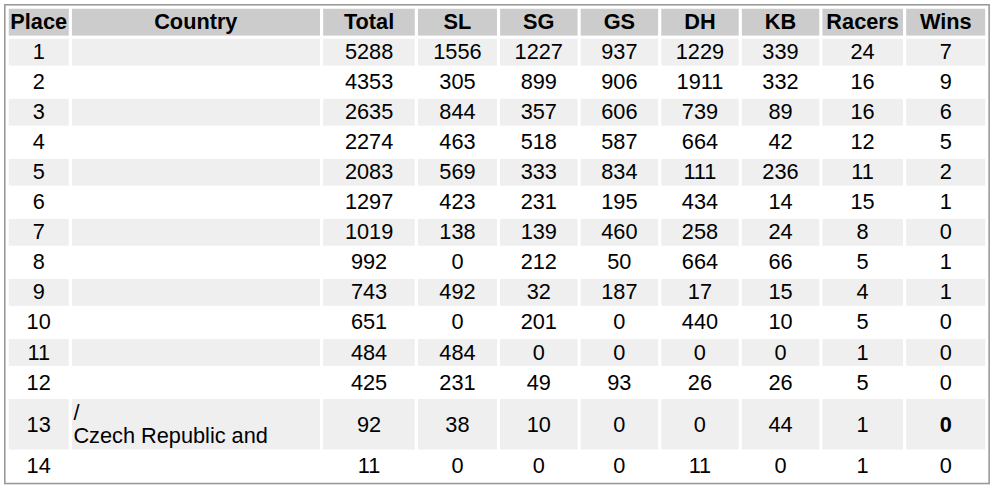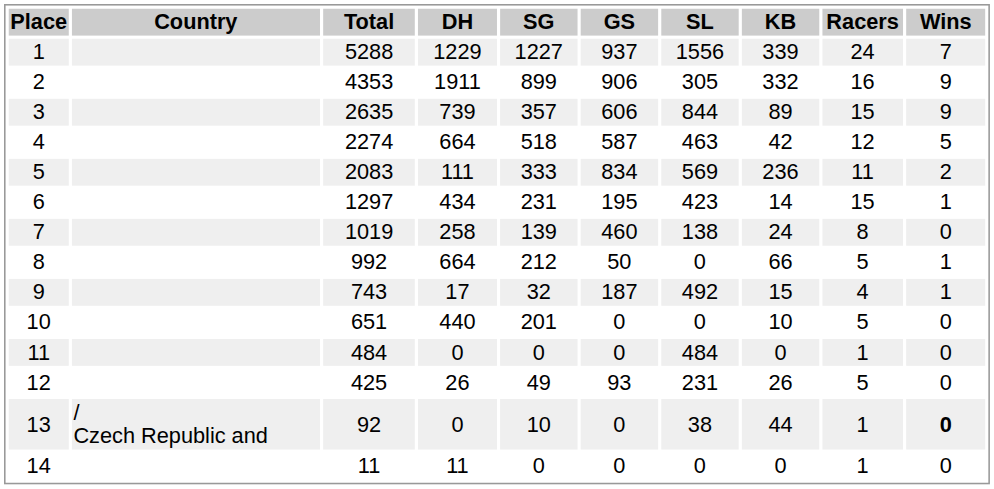columns swapped: (700, 22) <-> (457, 22)
(863, 112) 16 -> (863, 112) 15
(946, 112) 6 -> (946, 112) 9
